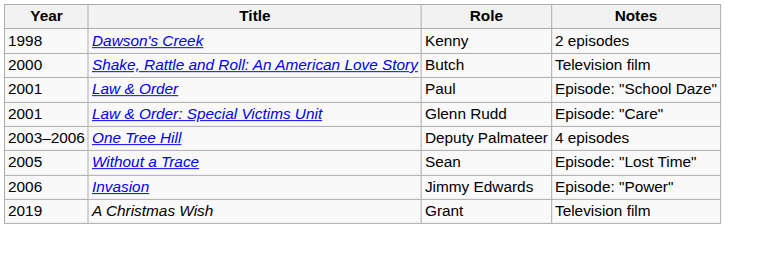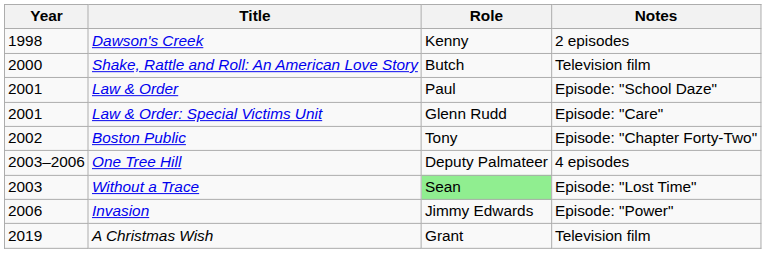+ row: (139, 138)
(25, 162) 2005 -> (25, 187) 2003
(443, 162) no background -> (443, 187) lightgreen background
